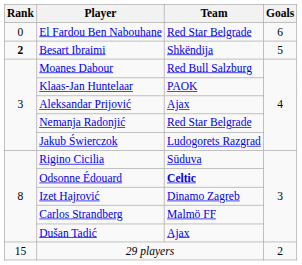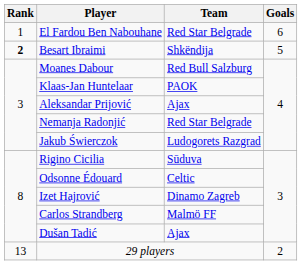(20, 31) 0 -> (20, 31) 1
(181, 178) bold -> (181, 178) normal
(20, 251) 15 -> (20, 251) 13
